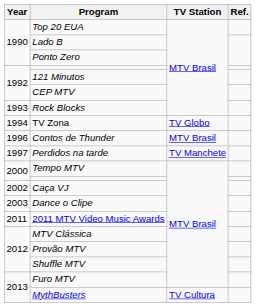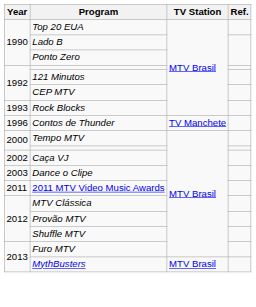- row: (17, 123)
(193, 138) MTV Brasil -> (198, 123) TV Manchete
- row: (17, 153)
(192, 295) TV Cultura -> (193, 264) MTV Brasil
